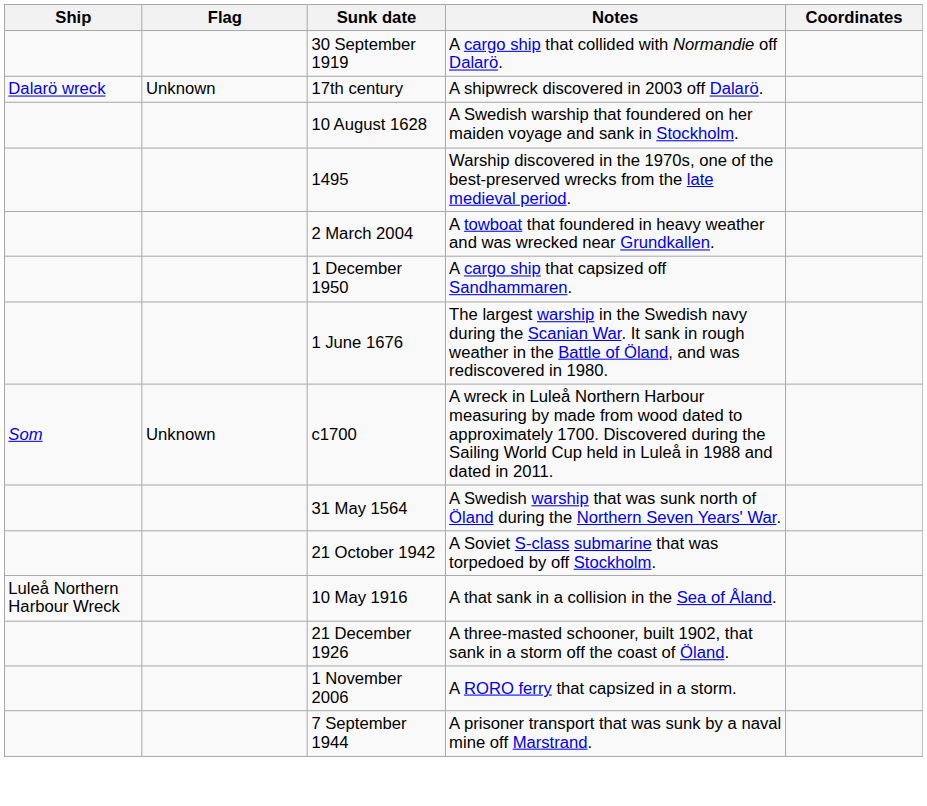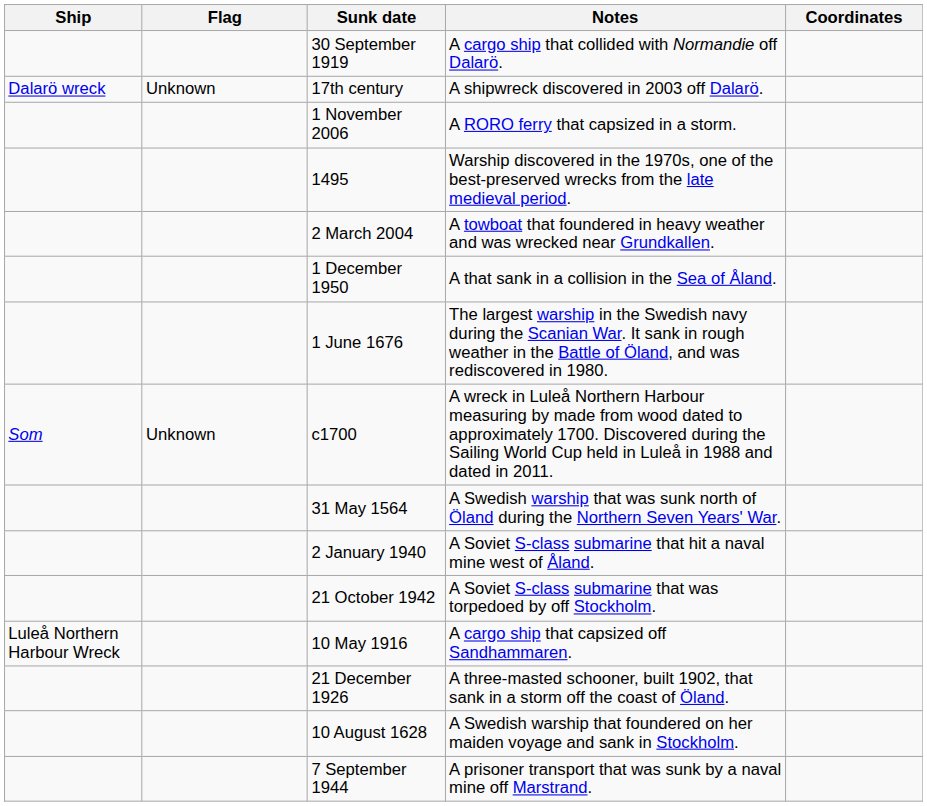rows swapped: (357, 688) <-> (369, 124)
(558, 278) A cargo ship that capsized off Sandhammaren. -> (613, 278) A that sank in a collision in the Sea of Åland.
+ row: (369, 553)
(613, 598) A that sank in a collision in the Sea of Åland. -> (558, 643) A cargo ship that capsized off Sandhammaren.
